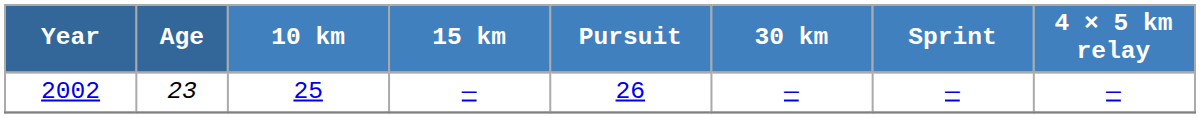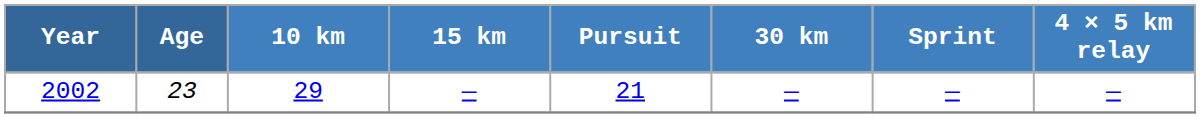(308, 93) 25 -> (308, 93) 29
(630, 93) 26 -> (630, 93) 21
